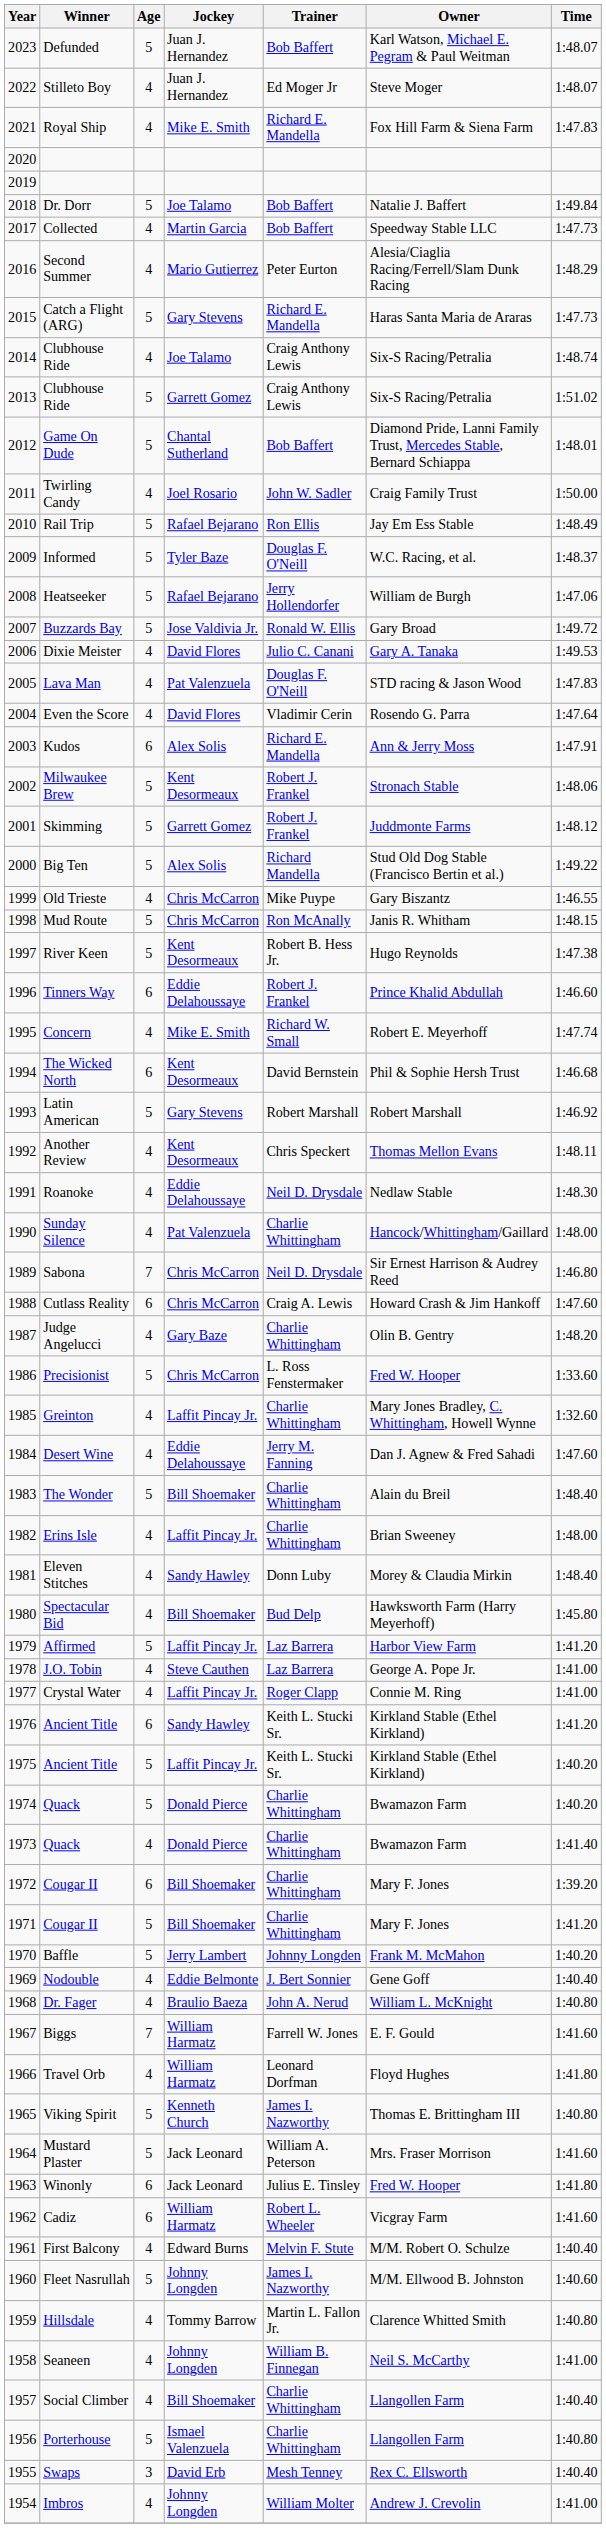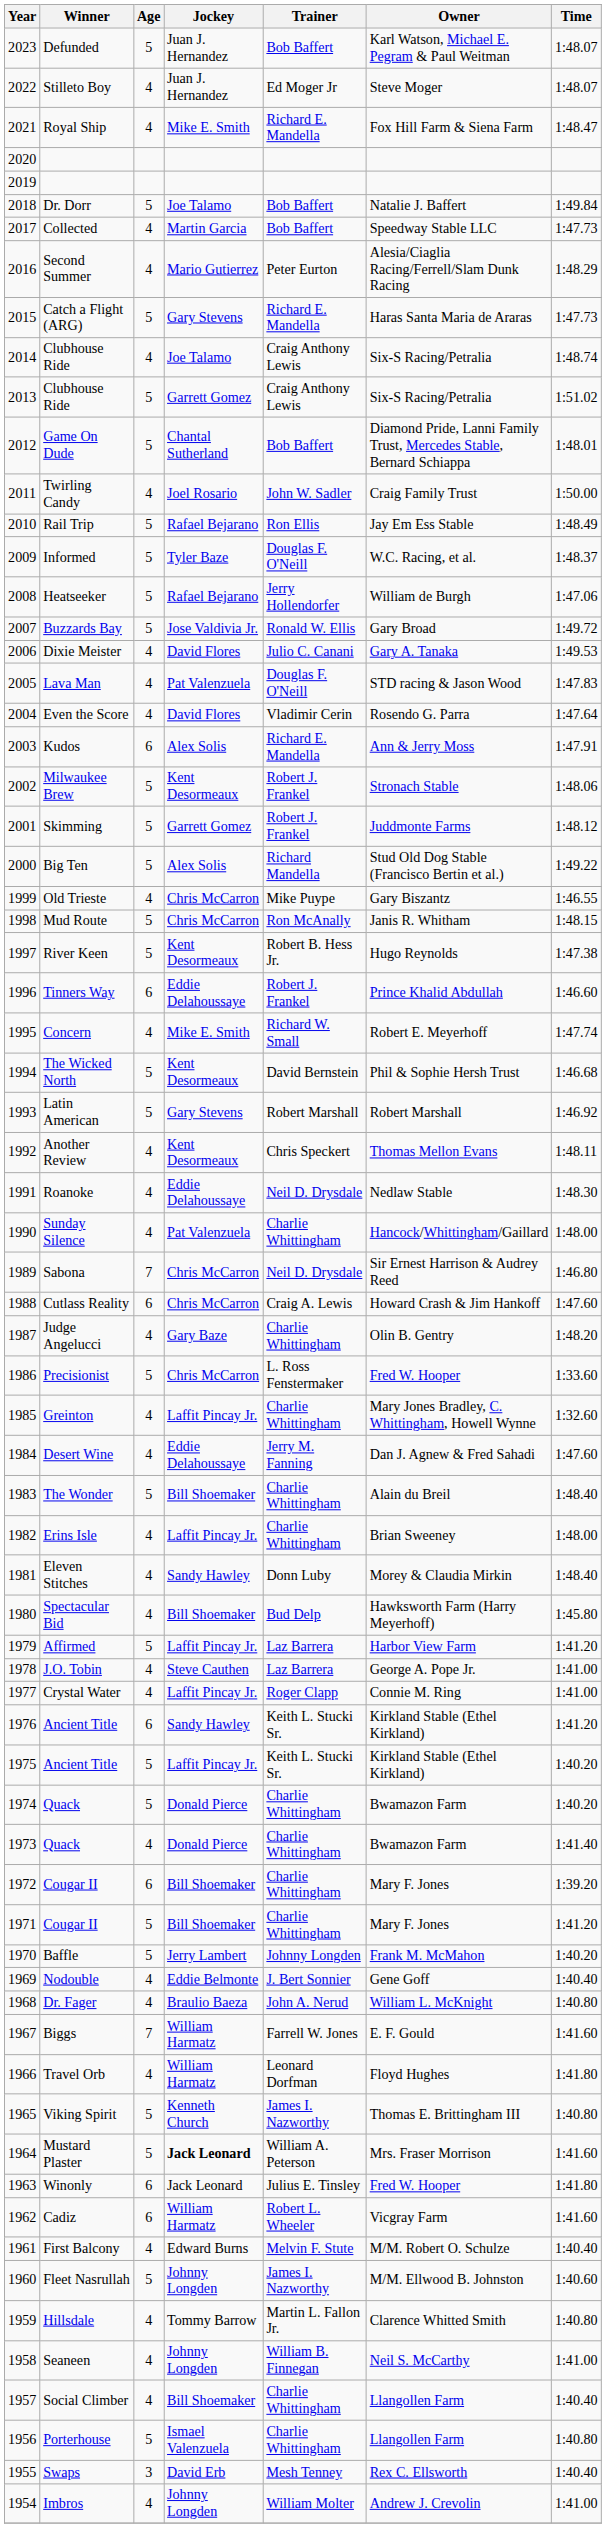(576, 128) 1:47.83 -> (576, 128) 1:48.47
(149, 1072) 6 -> (149, 1072) 5
(205, 2154) normal -> (209, 2154) bold
